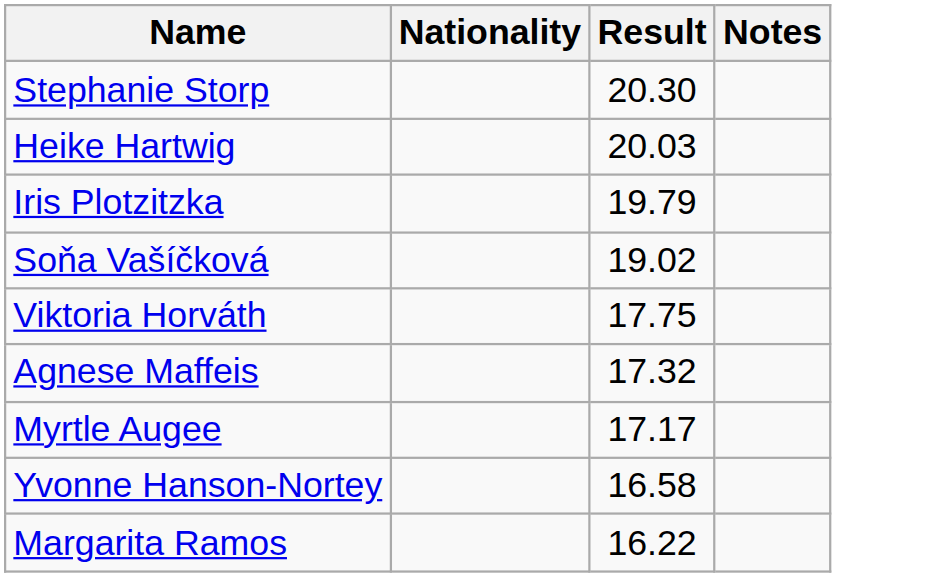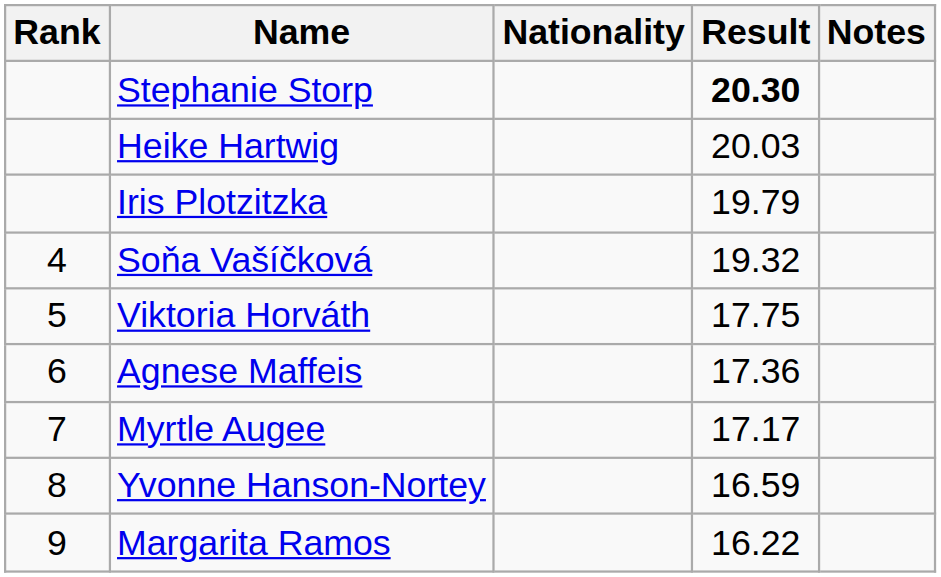+ column: (57, 32)
(652, 89) normal -> (756, 89) bold
(652, 259) 19.02 -> (756, 259) 19.32
(652, 372) 17.32 -> (756, 372) 17.36
(652, 485) 16.58 -> (756, 485) 16.59
